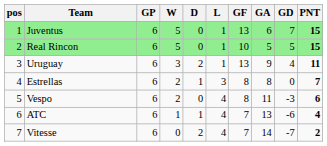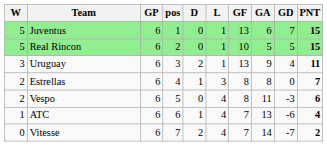columns swapped: (14, 13) <-> (171, 13)
